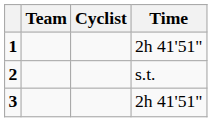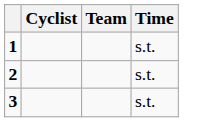columns swapped: (101, 18) <-> (46, 18)
(169, 46) 2h 41'51" -> (145, 46) s.t.
(169, 102) 2h 41'51" -> (145, 102) s.t.
